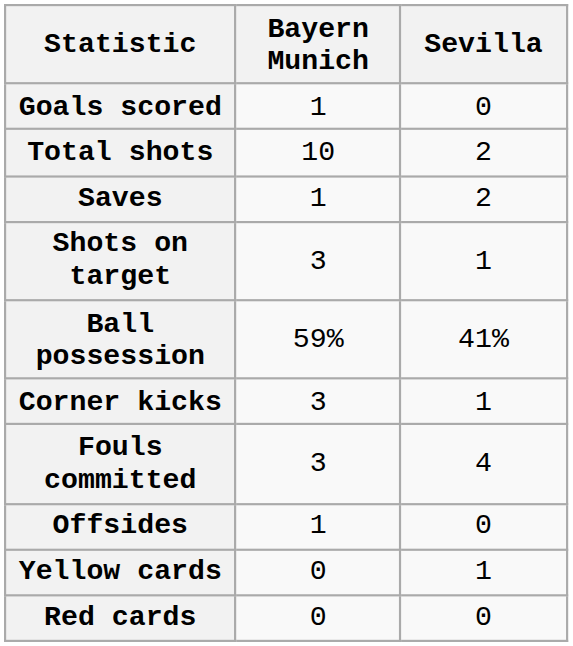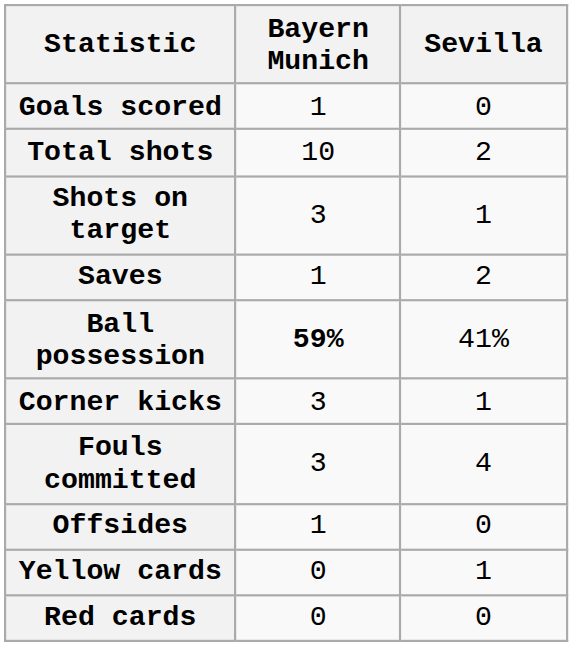rows swapped: (120, 261) <-> (120, 199)
(318, 339) normal -> (318, 339) bold
